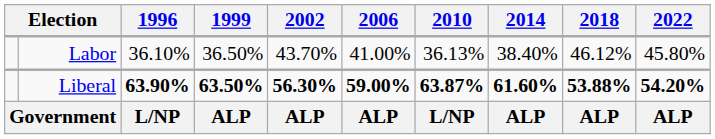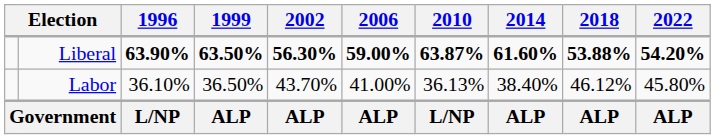rows swapped: (87, 85) <-> (92, 52)
